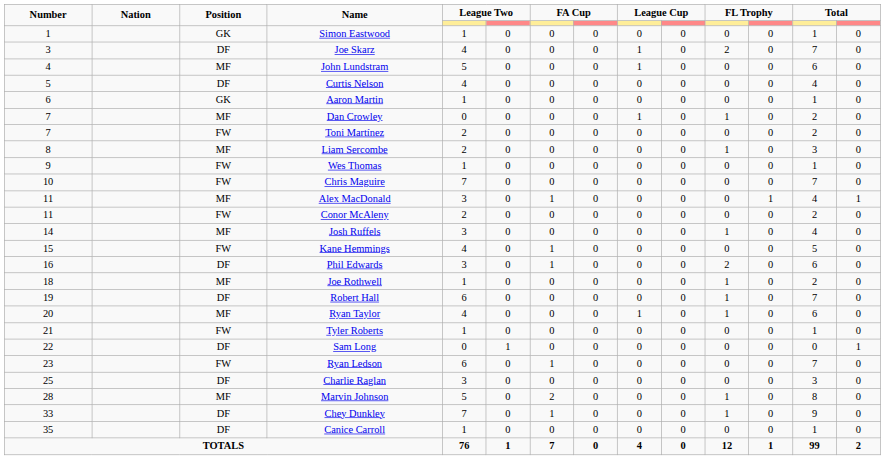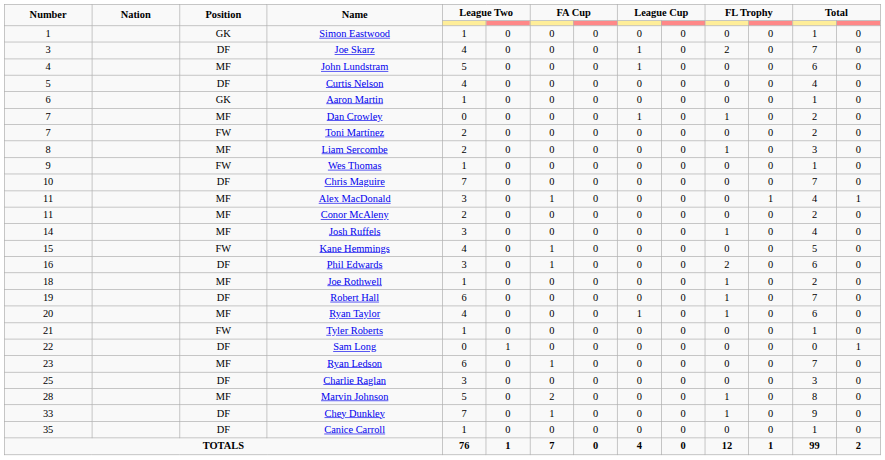(223, 182) FW -> (223, 182) DF
(223, 215) FW -> (223, 215) MF
(223, 363) FW -> (223, 363) MF
